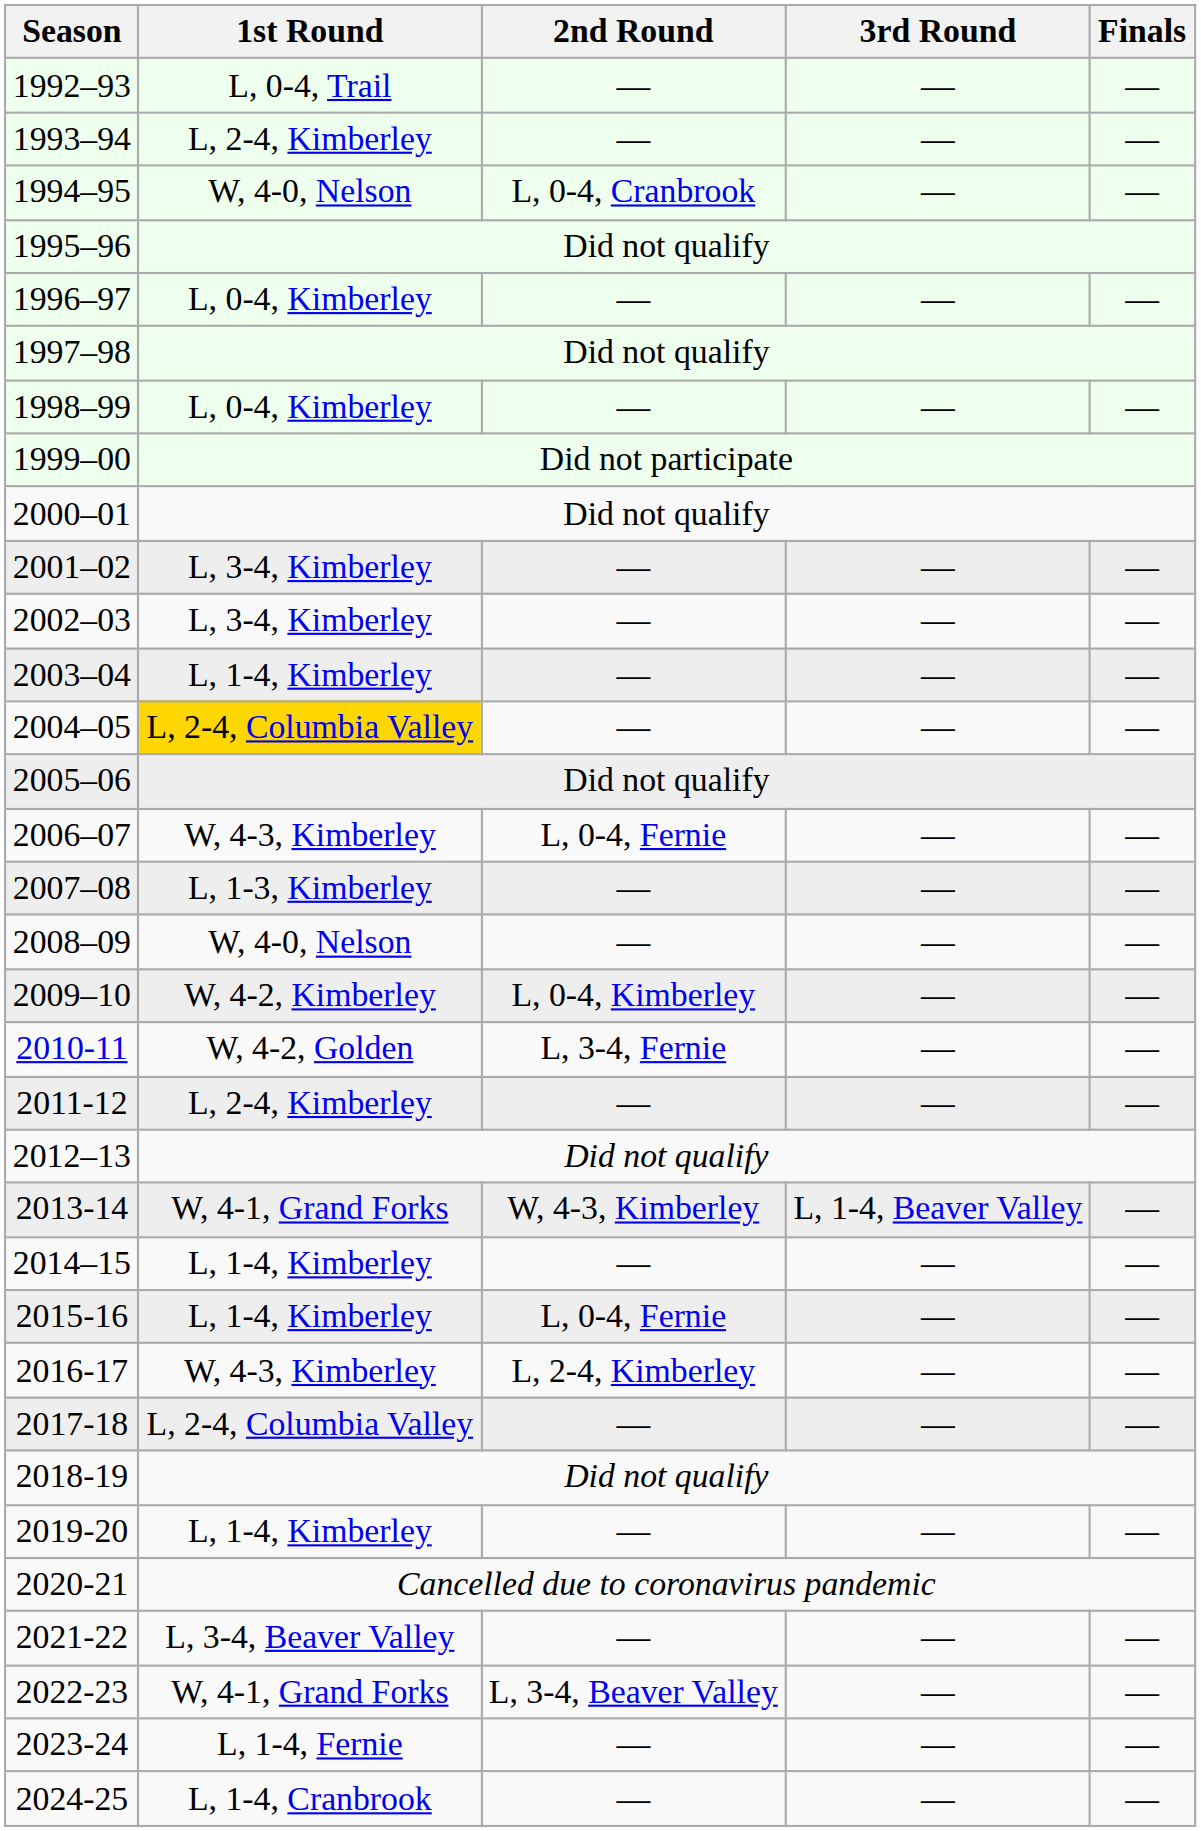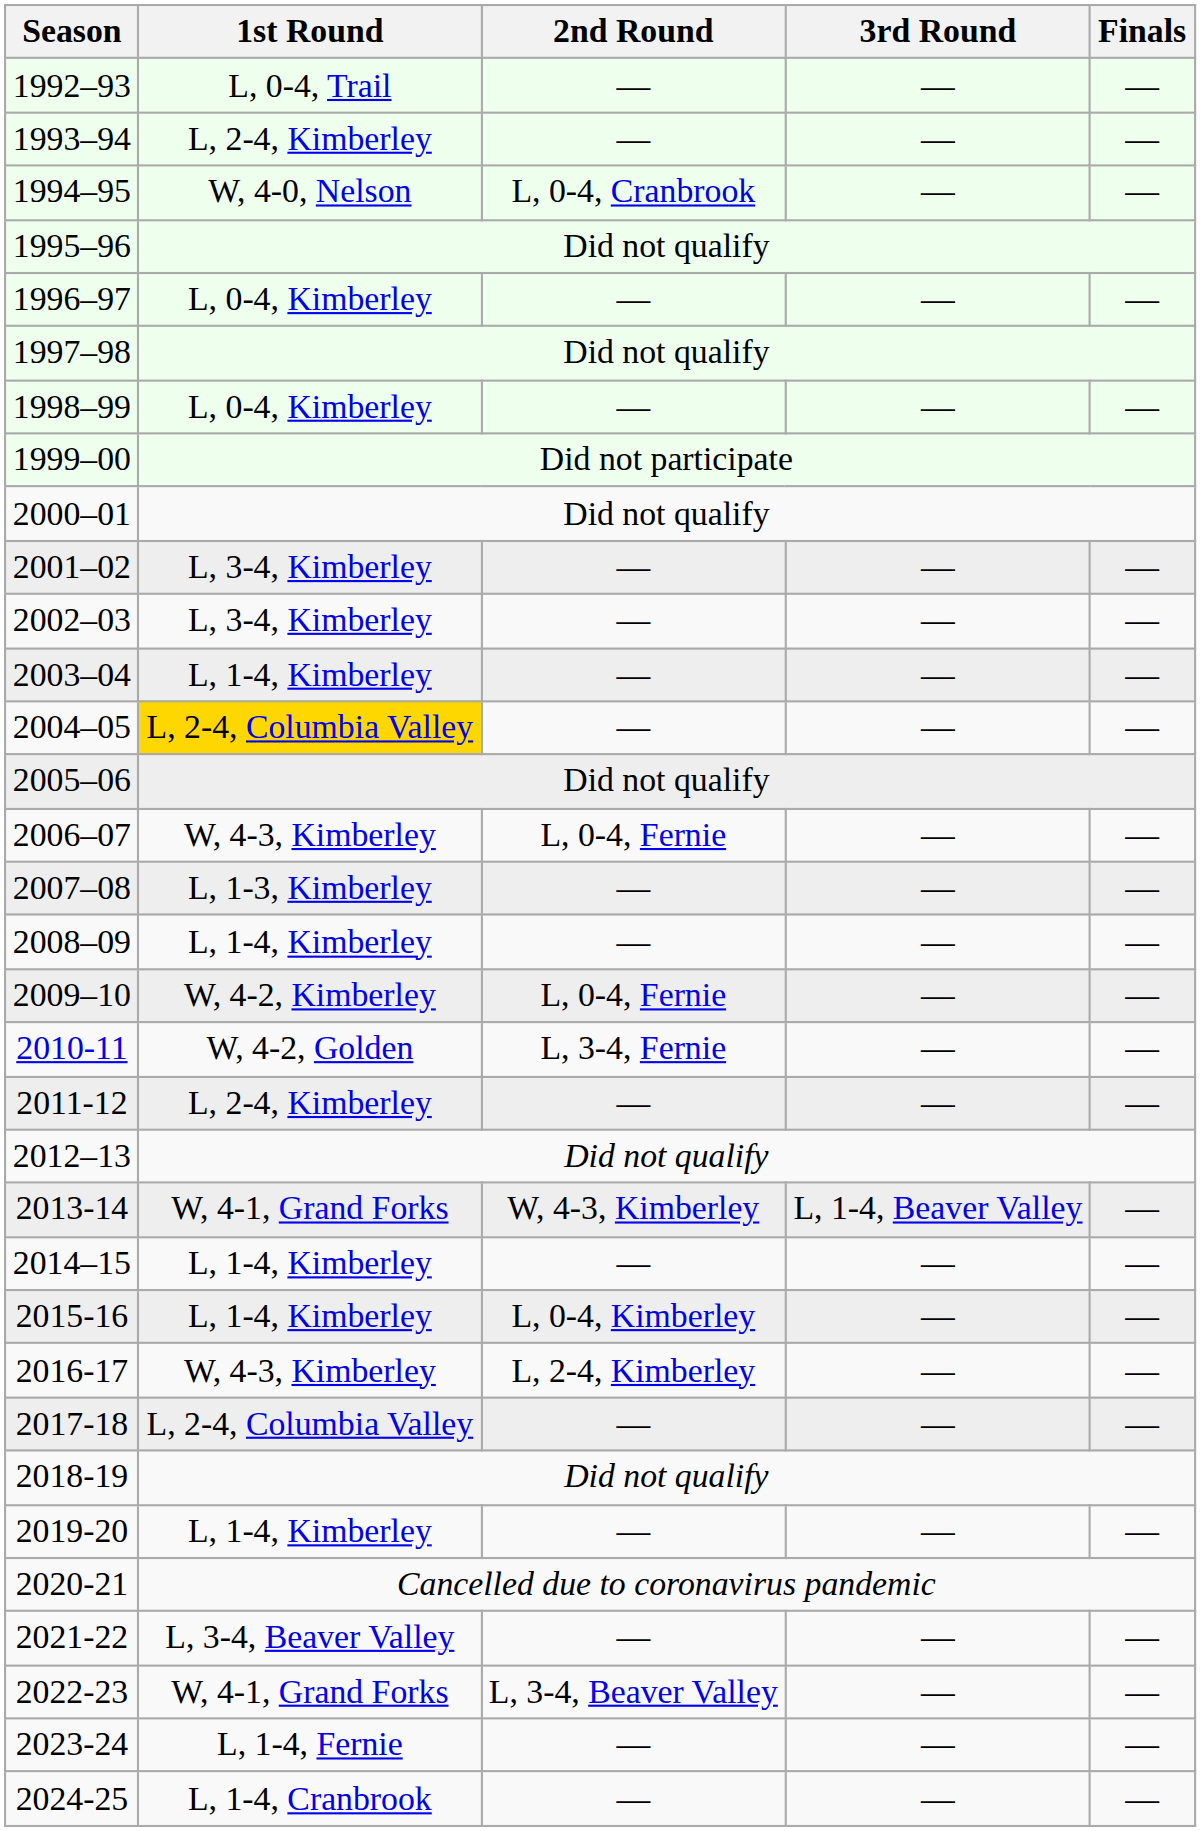(310, 941) W, 4-0, Nelson -> (310, 941) L, 1-4, Kimberley
(633, 995) L, 0-4, Kimberley -> (633, 995) L, 0-4, Fernie
(633, 1316) L, 0-4, Fernie -> (633, 1316) L, 0-4, Kimberley
